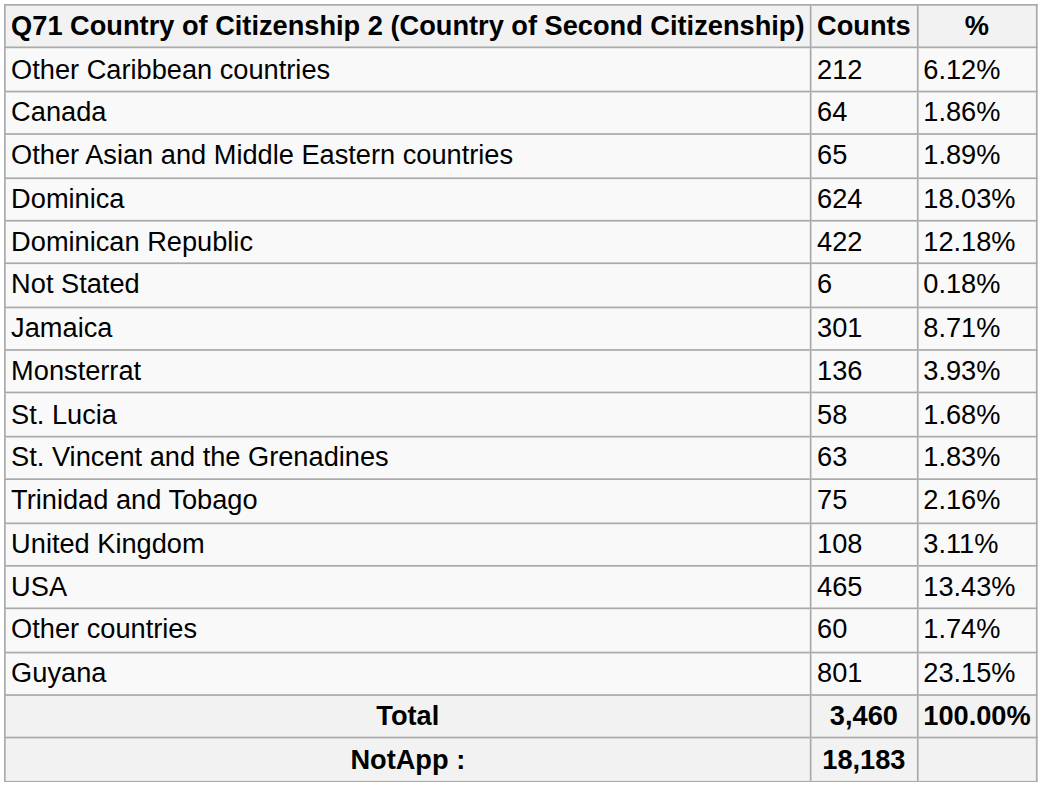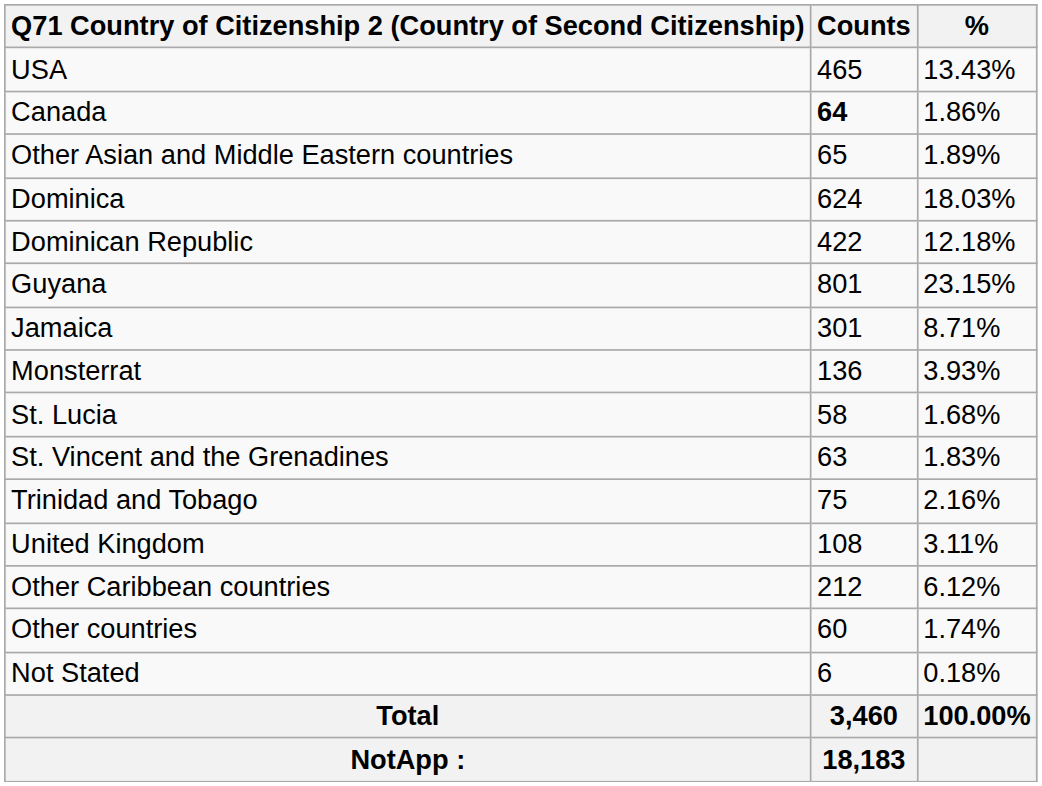rows swapped: (171, 69) <-> (39, 586)
(832, 112) normal -> (832, 112) bold
rows swapped: (59, 673) <-> (75, 284)
